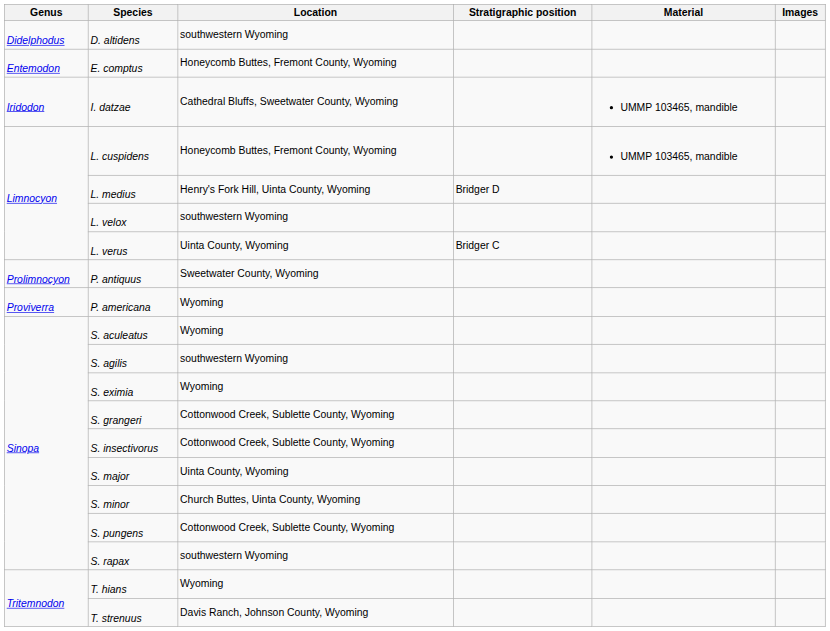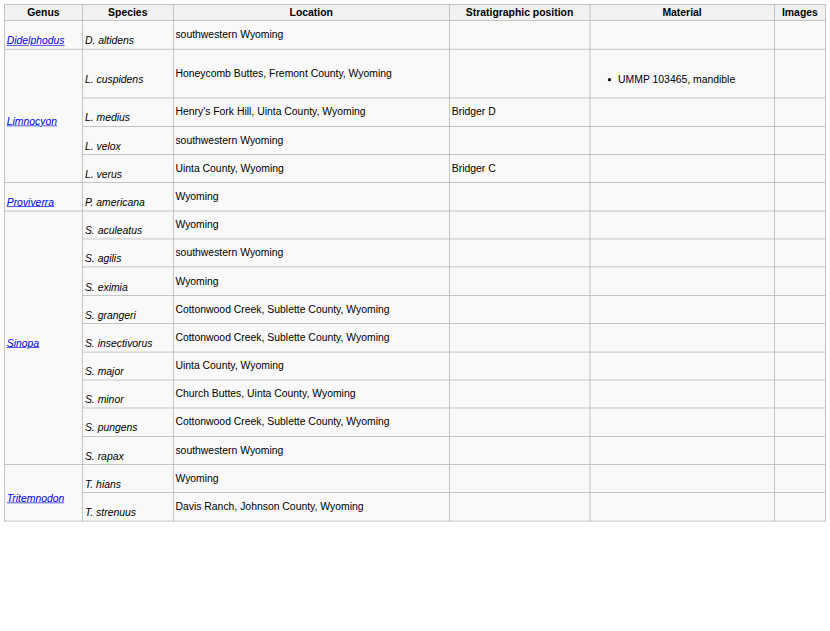- row: (117, 69)
- row: (111, 107)
- row: (116, 279)
